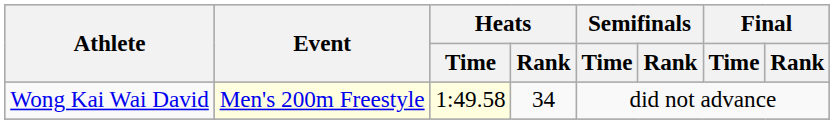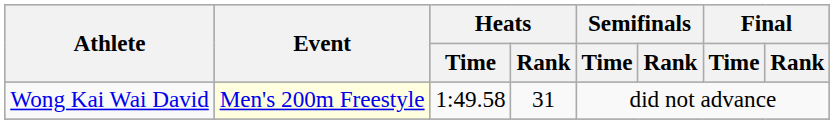(471, 100) lightyellow background -> (471, 100) no background
(544, 100) 34 -> (544, 100) 31
